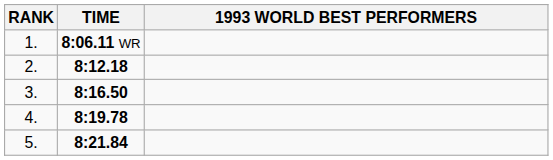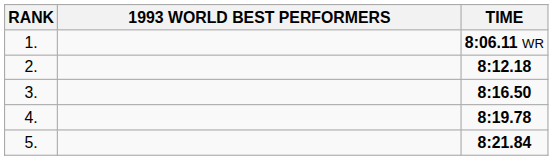columns swapped: (346, 17) <-> (101, 17)
